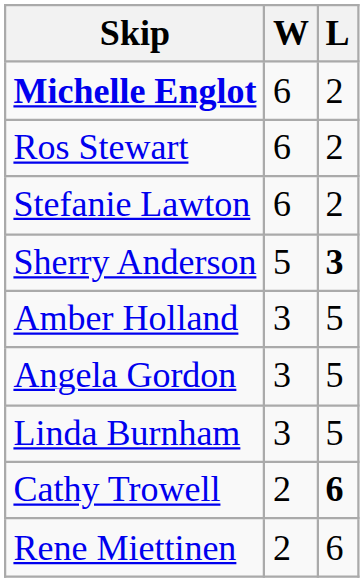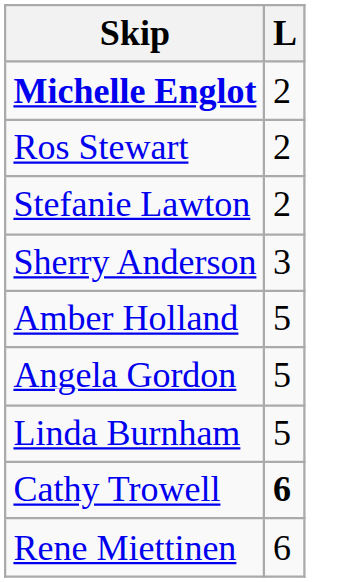- column: (291, 33)
(335, 261) bold -> (282, 261) normal
